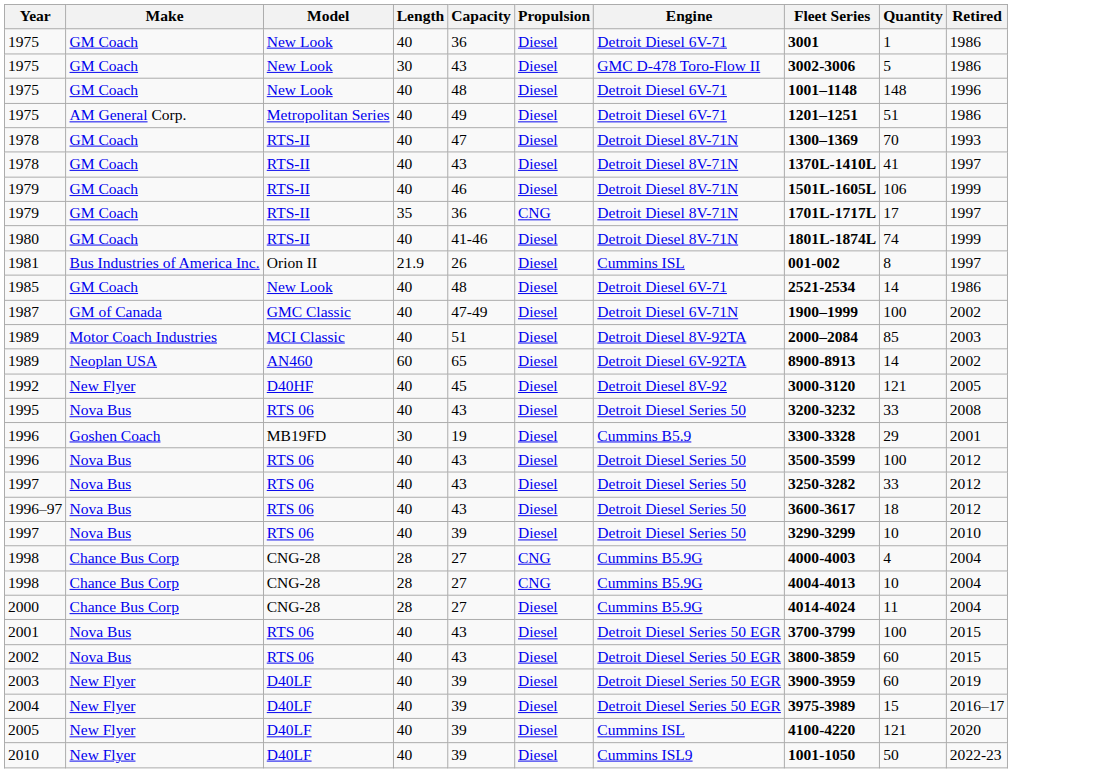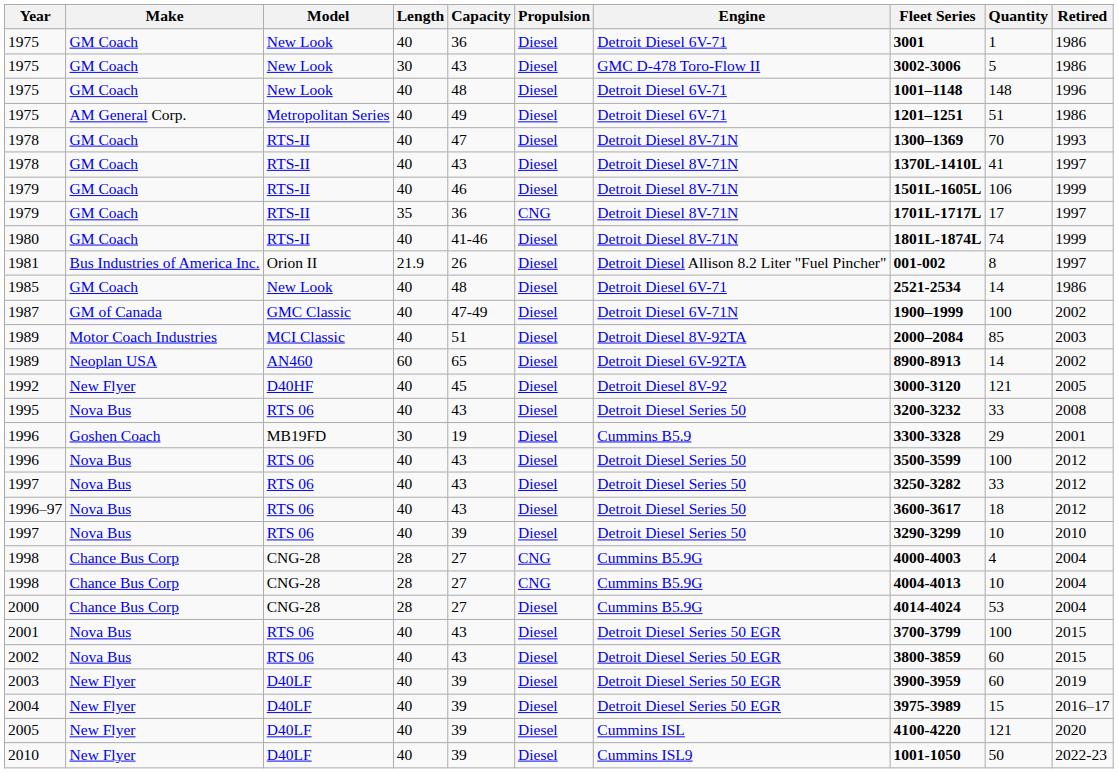(641, 262) Cummins ISL -> (742, 262) Detroit Diesel Allison 8.2 Liter "Fuel Pincher"
(891, 607) 11 -> (996, 607) 53
